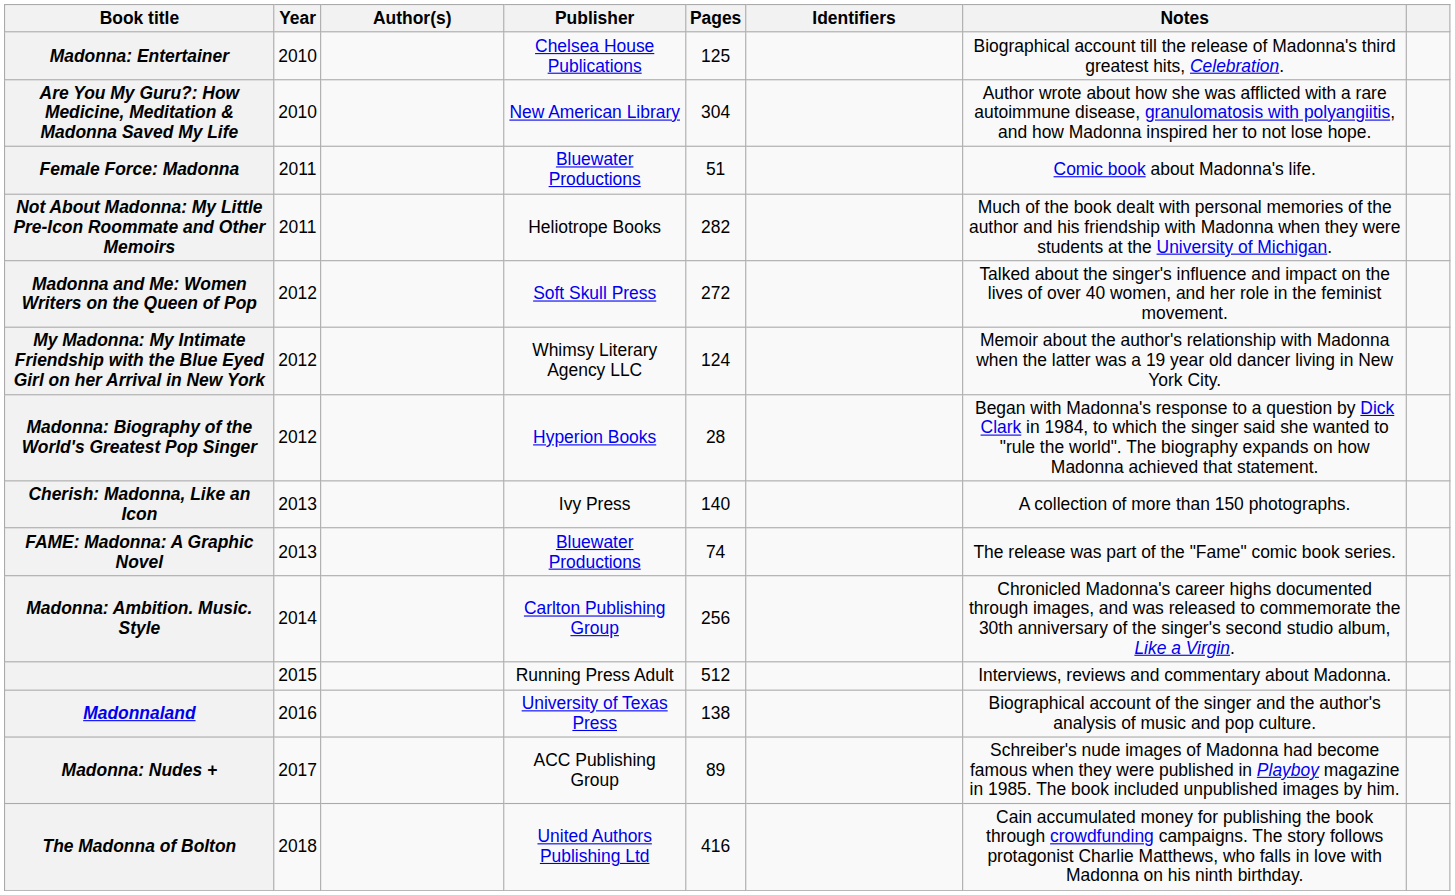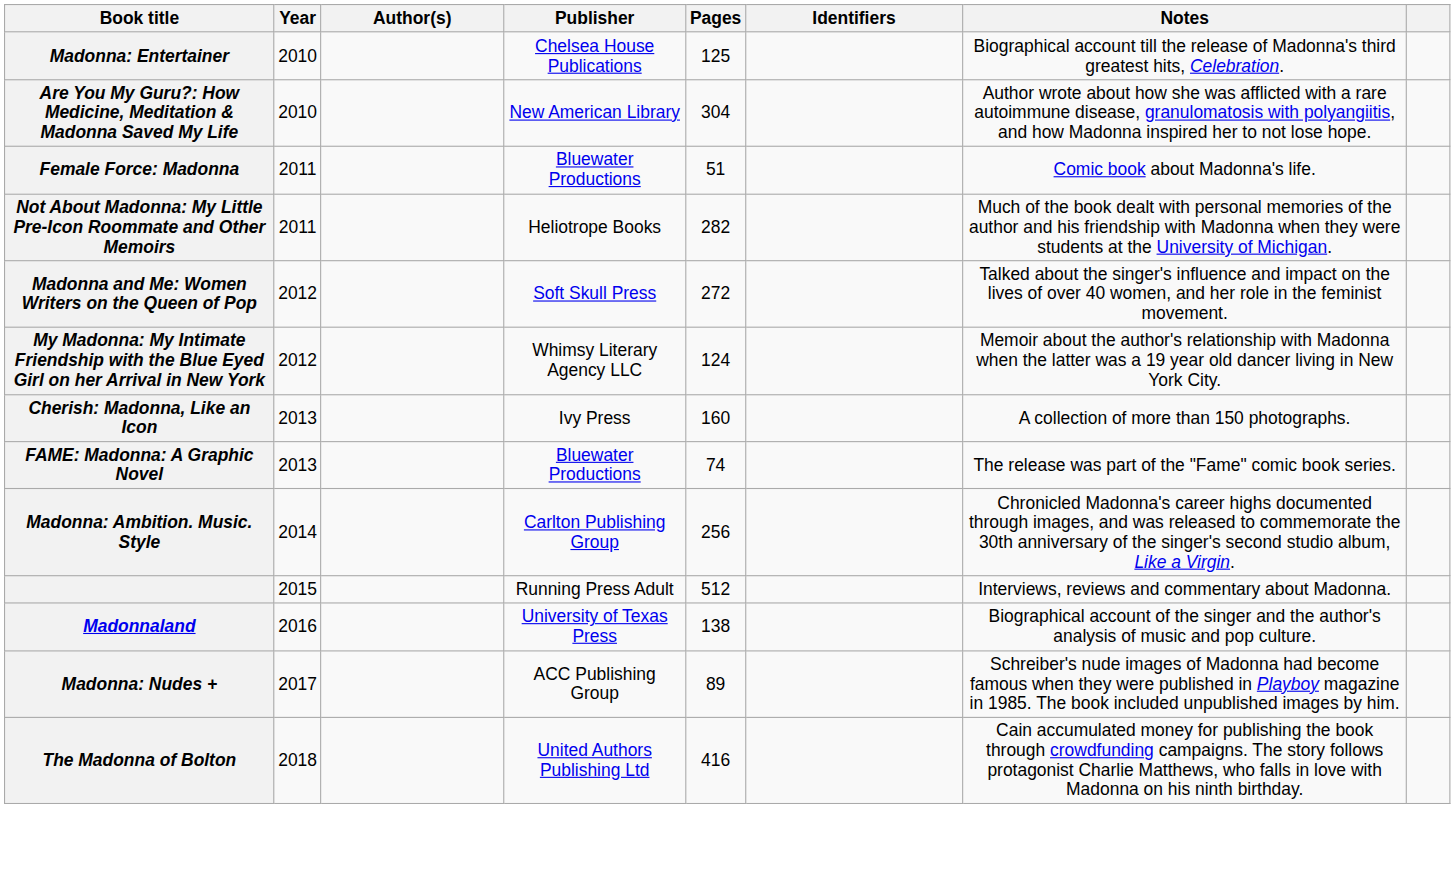- row: (139, 437)
(716, 504) 140 -> (716, 417) 160
